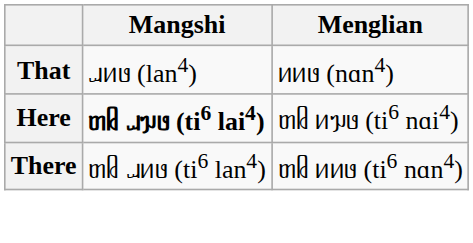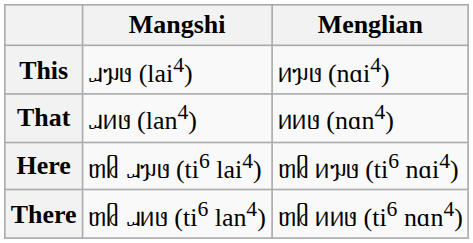+ row: (44, 69)
(177, 117) bold -> (175, 165) normal
